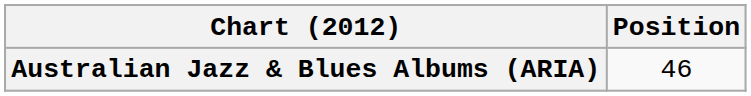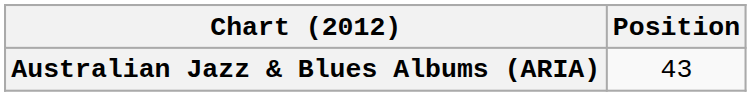(676, 70) 46 -> (676, 70) 43
